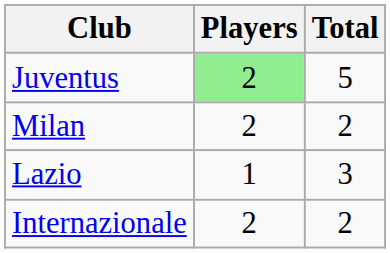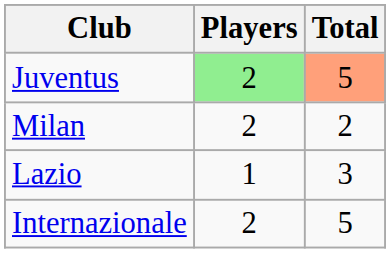(345, 77) no background -> (345, 77) lightsalmon background
(345, 222) 2 -> (345, 222) 5
